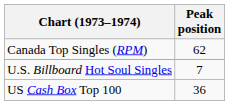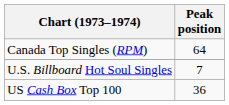(199, 49) 62 -> (199, 49) 64
